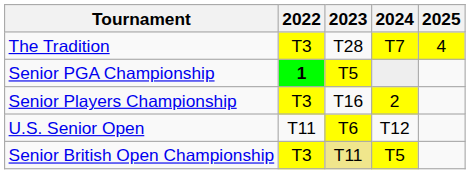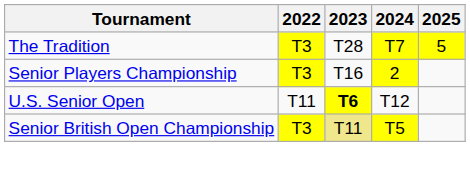(441, 46) 4 -> (441, 46) 5
- row: (112, 73)
(348, 128) normal -> (348, 101) bold
